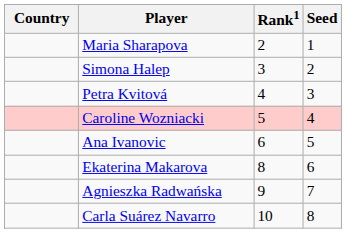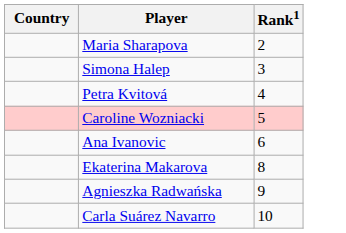- column: (322, 18)
